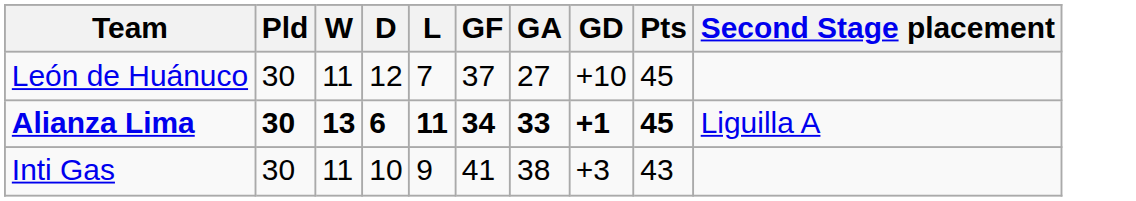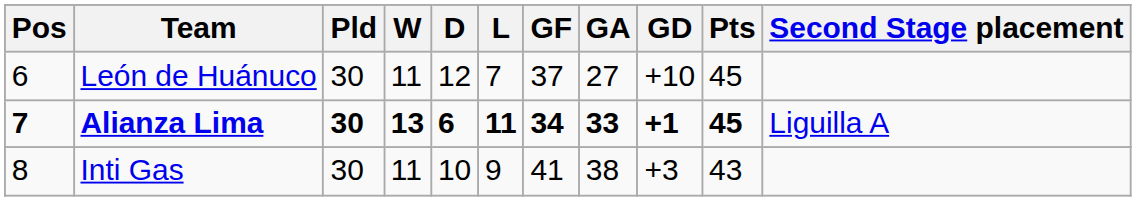+ column: (39, 28)
